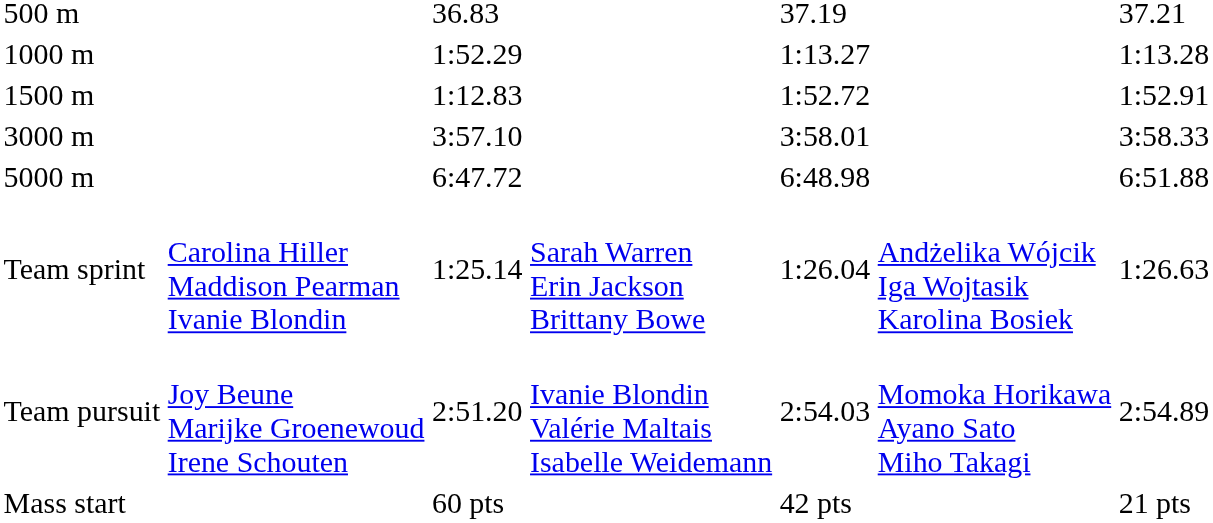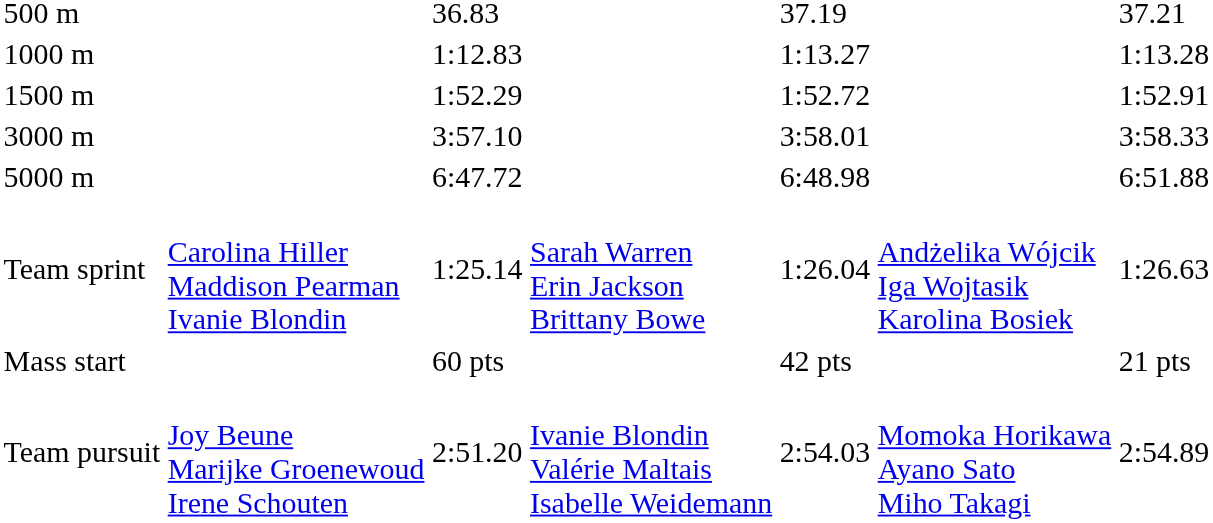(477, 54) 1:52.29 -> (477, 54) 1:12.83
(477, 95) 1:12.83 -> (477, 95) 1:52.29
rows swapped: (82, 411) <-> (65, 502)
